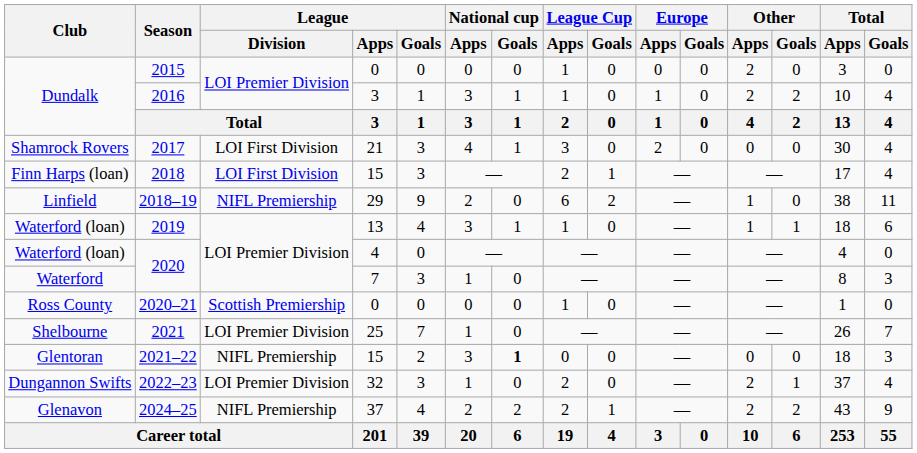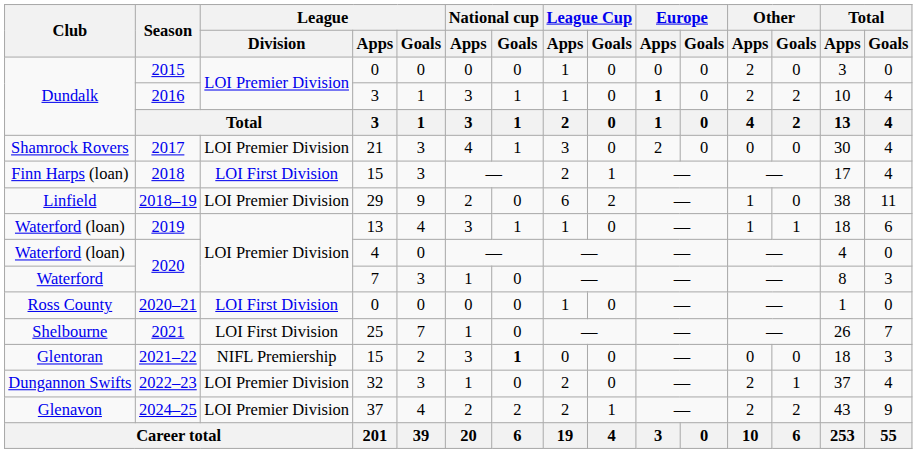(658, 95) normal -> (658, 95) bold
(277, 148) LOI First Division -> (277, 148) LOI Premier Division
(277, 200) NIFL Premiership -> (277, 200) LOI Premier Division
(277, 305) Scottish Premiership -> (277, 305) LOI First Division
(277, 331) LOI Premier Division -> (277, 331) LOI First Division
(277, 409) NIFL Premiership -> (277, 409) LOI Premier Division
